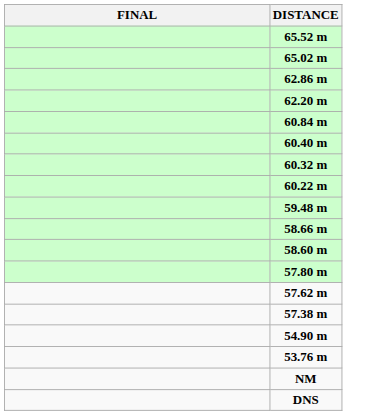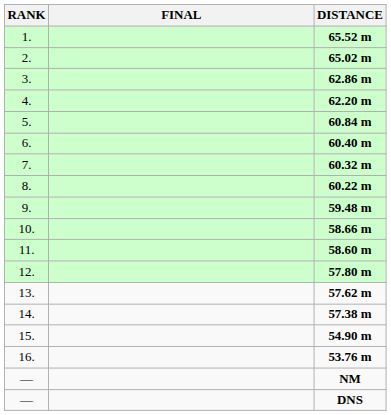+ column: (27, 15)
